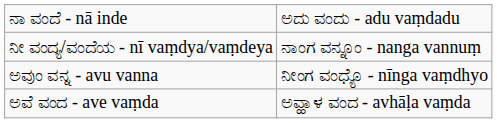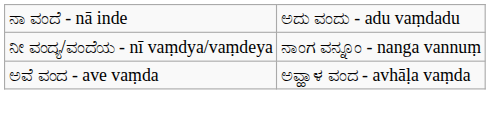- row: (83, 74)
